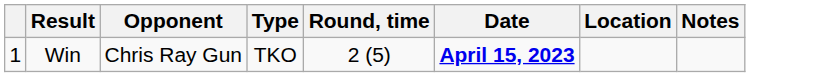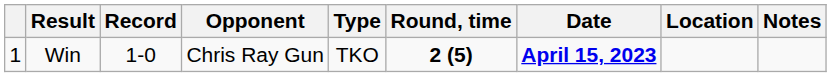+ column: (141, 21)
(369, 54) normal -> (451, 54) bold
